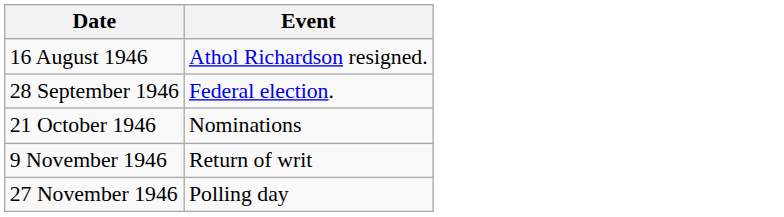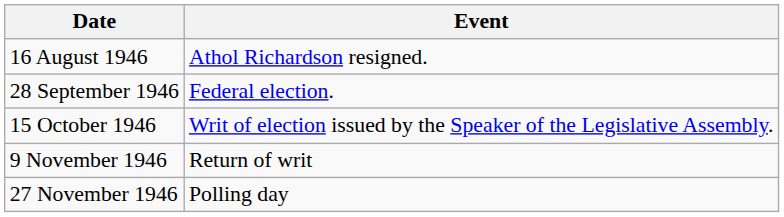+ row: (83, 125)
- row: (83, 125)
